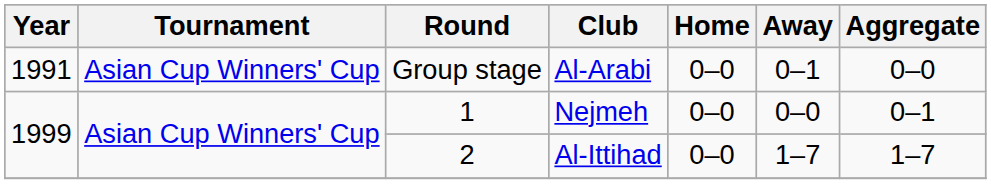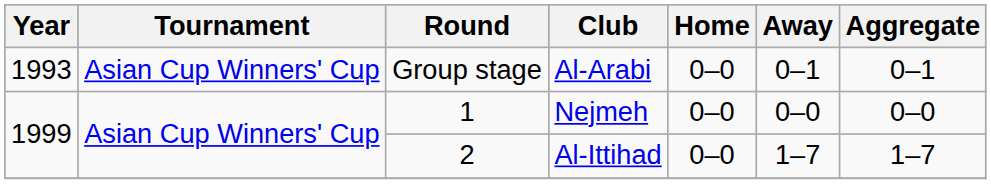(41, 69) 1991 -> (41, 69) 1993
(913, 69) 0–0 -> (913, 69) 0–1
(913, 112) 0–1 -> (913, 112) 0–0
